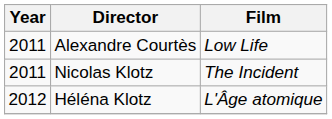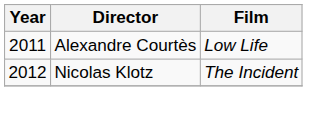(28, 72) 2011 -> (28, 72) 2012
- row: (103, 99)
